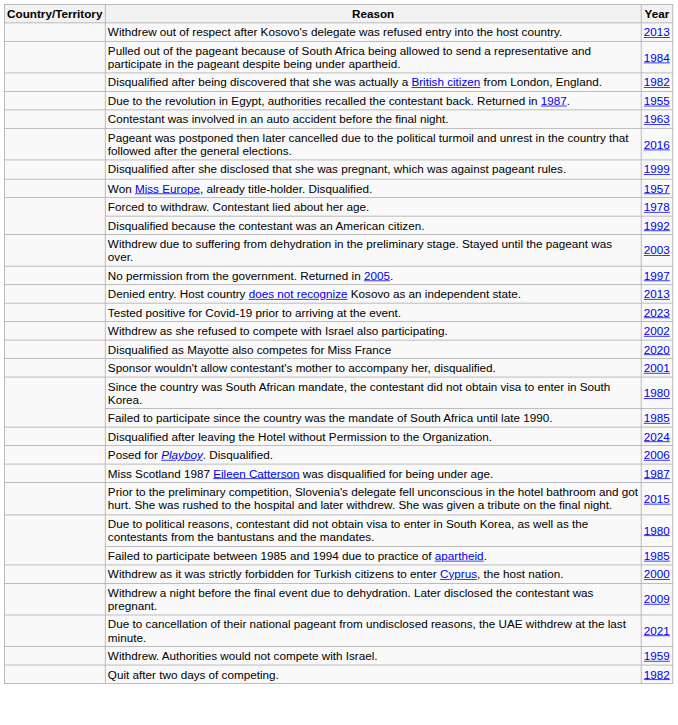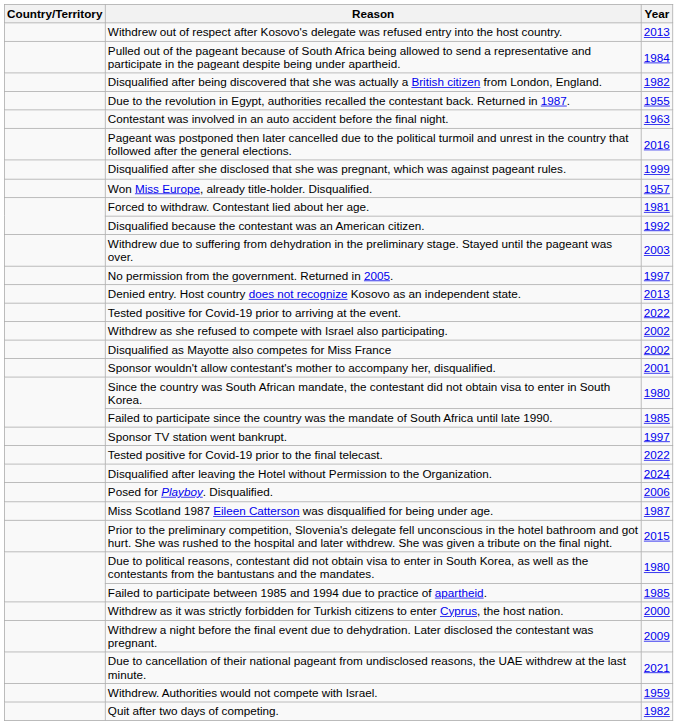(657, 207) 1978 -> (657, 207) 1981
(657, 313) 2023 -> (657, 313) 2022
(657, 350) 2020 -> (657, 350) 2002
+ row: (197, 437)
+ row: (245, 455)
